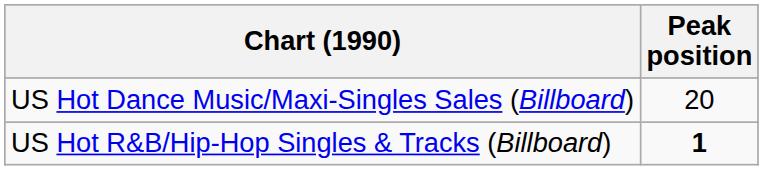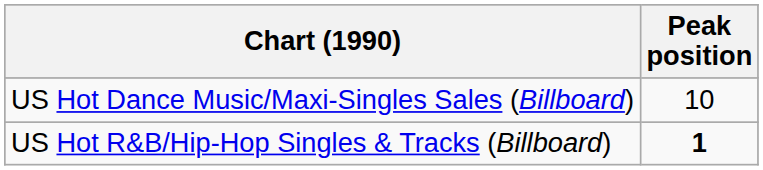(699, 99) 20 -> (699, 99) 10
